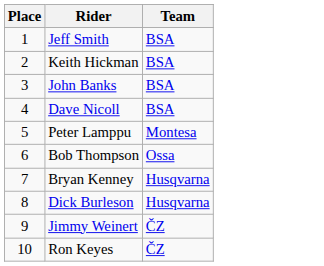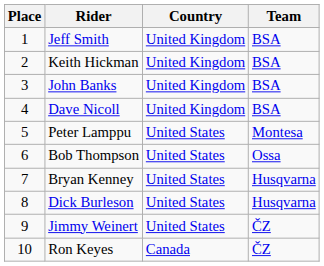+ column: (196, 16)
